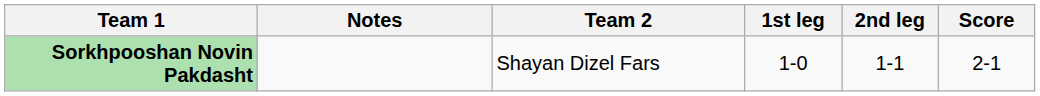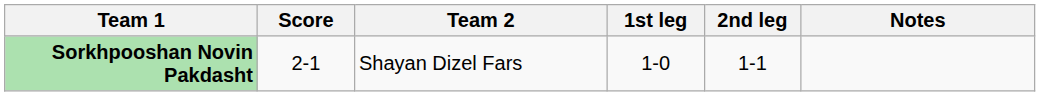columns swapped: (987, 20) <-> (375, 20)
